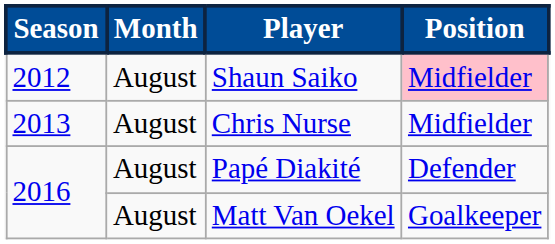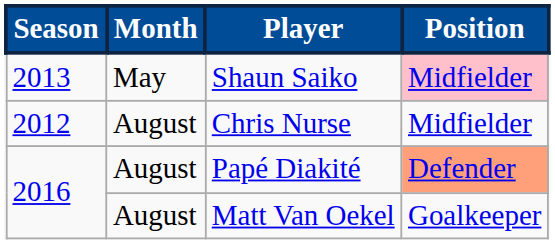(41, 77) 2012 -> (41, 77) 2013
(155, 77) August -> (139, 77) May
(41, 122) 2013 -> (41, 122) 2012
(462, 168) no background -> (462, 168) lightsalmon background
